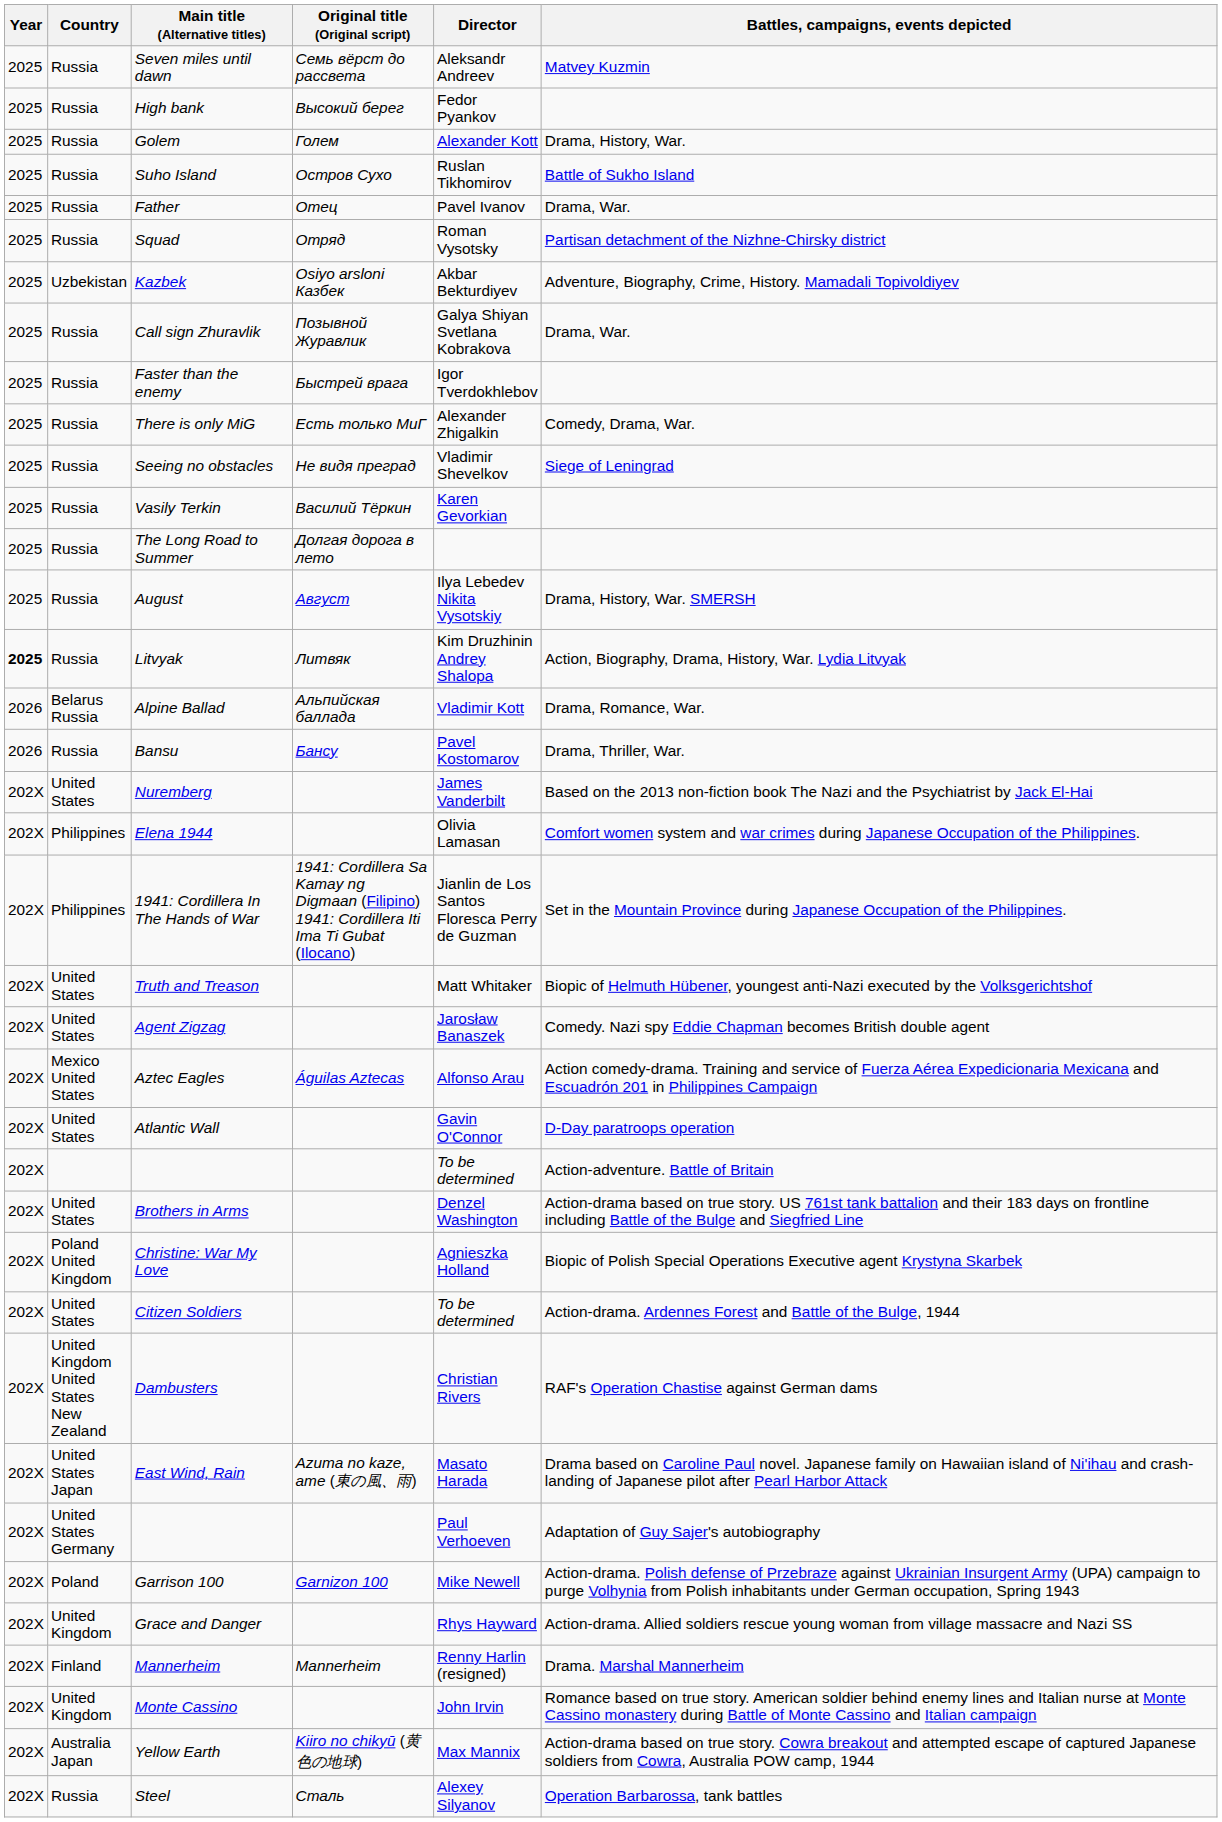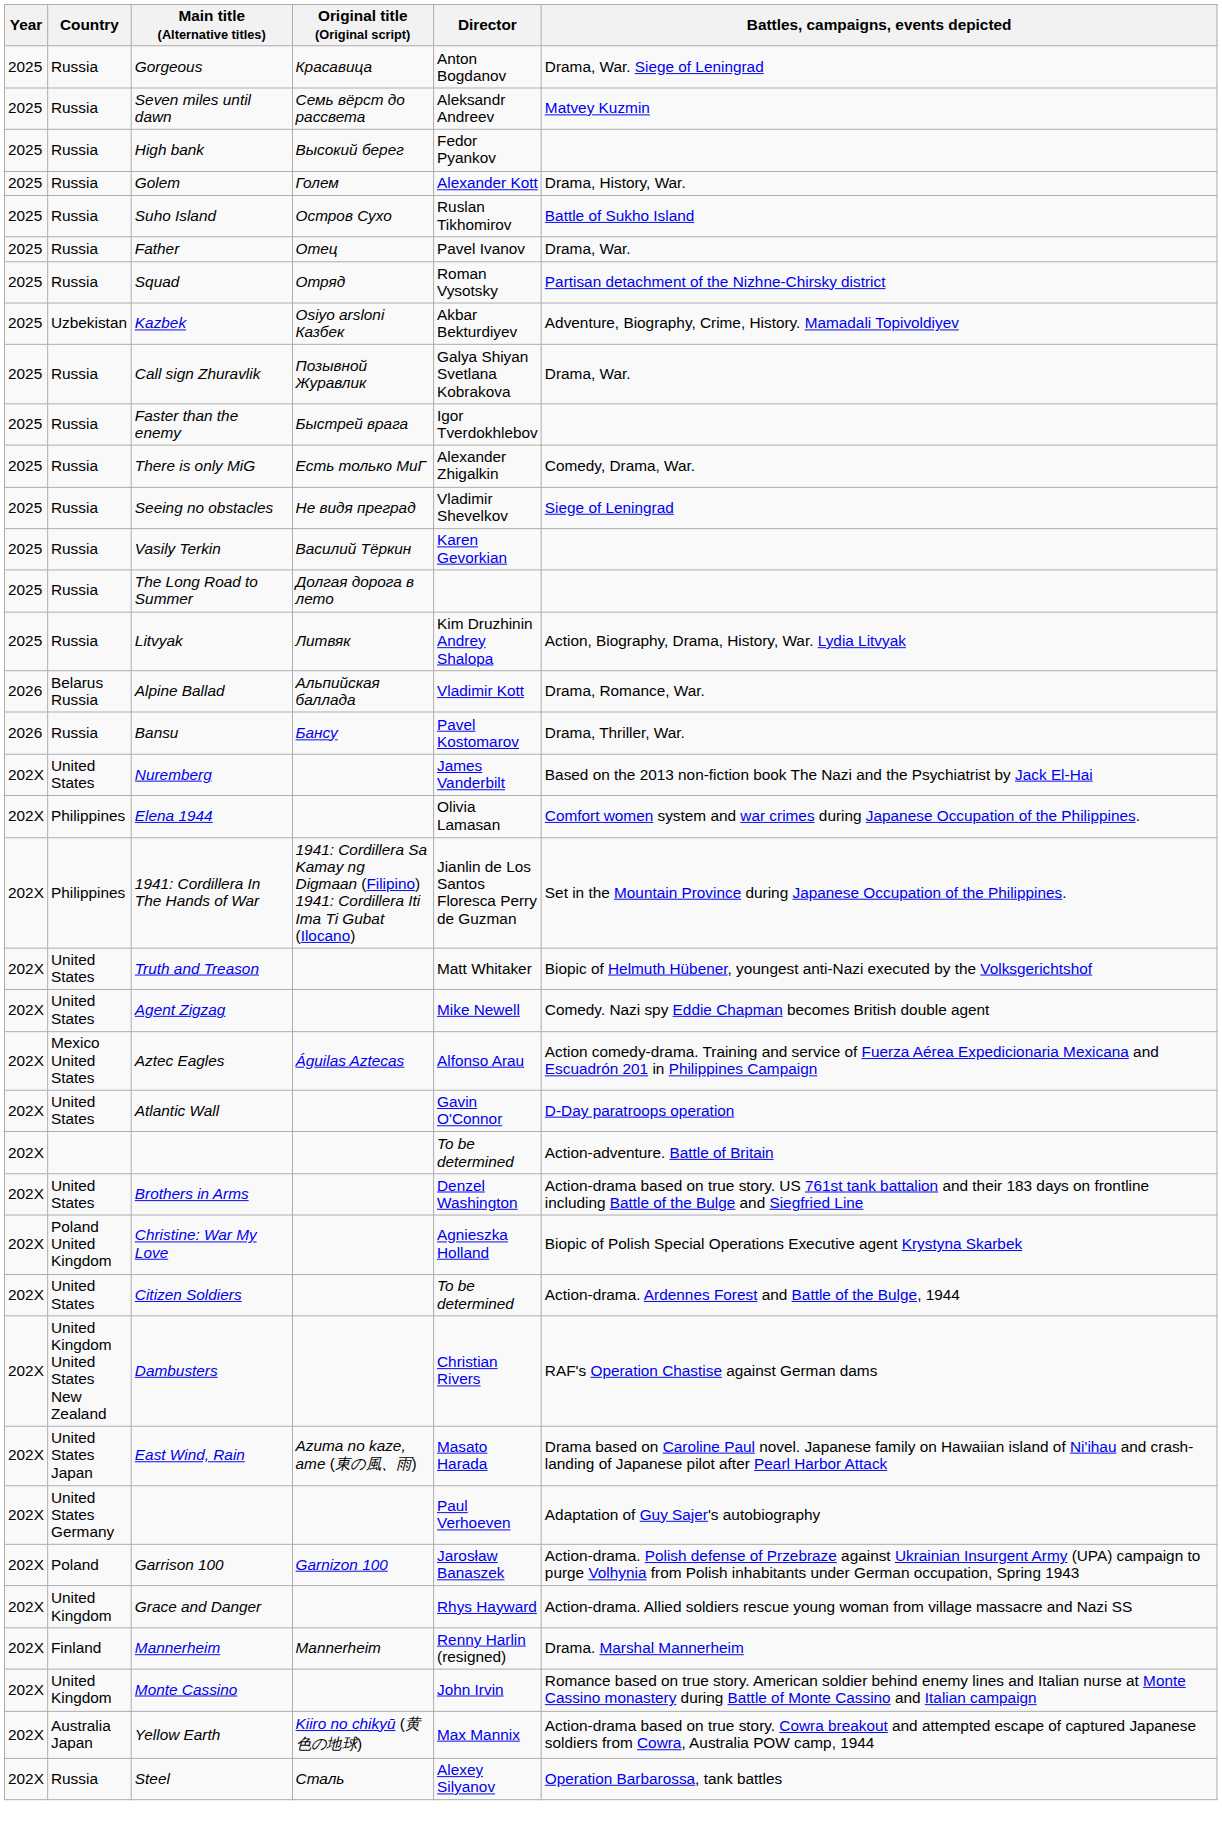+ row: (74, 66)
- row: (74, 599)
(25, 658) bold -> (25, 641) normal
(471, 1027) Jarosław Banaszek -> (478, 1010) Mike Newell
(478, 1582) Mike Newell -> (471, 1565) Jarosław Banaszek
